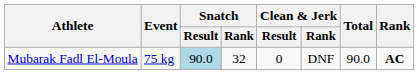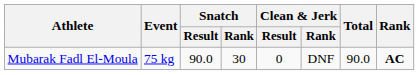(201, 58) lightblue background -> (201, 58) no background
(239, 58) 32 -> (239, 58) 30
